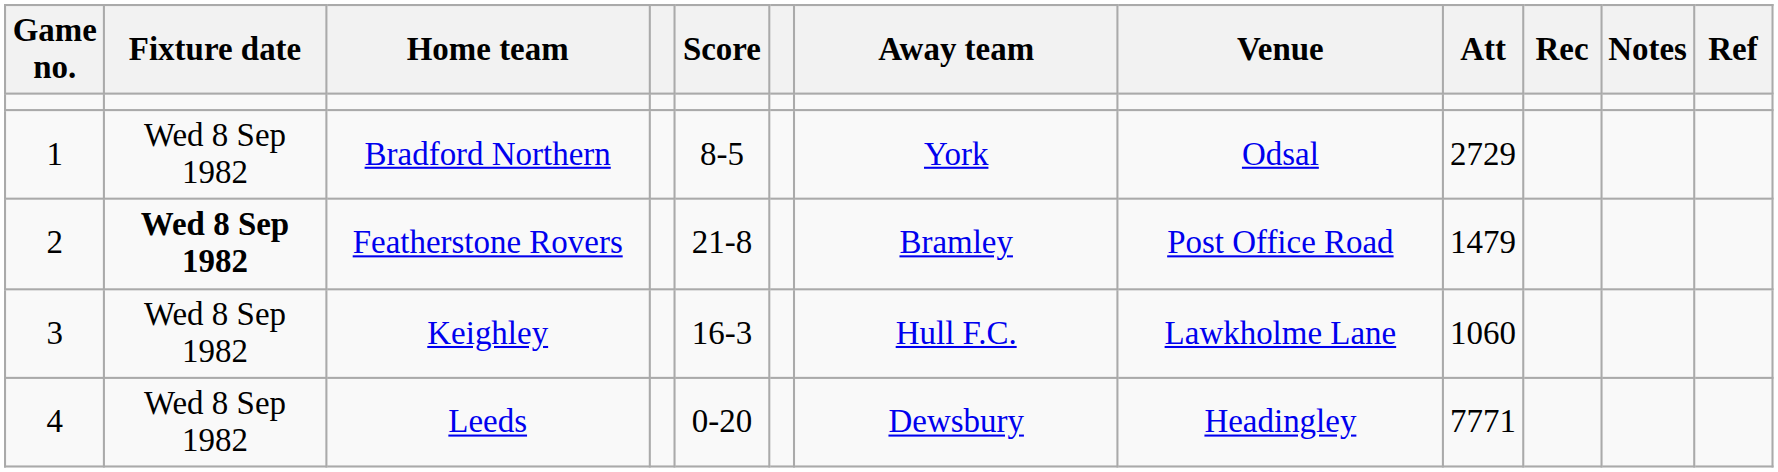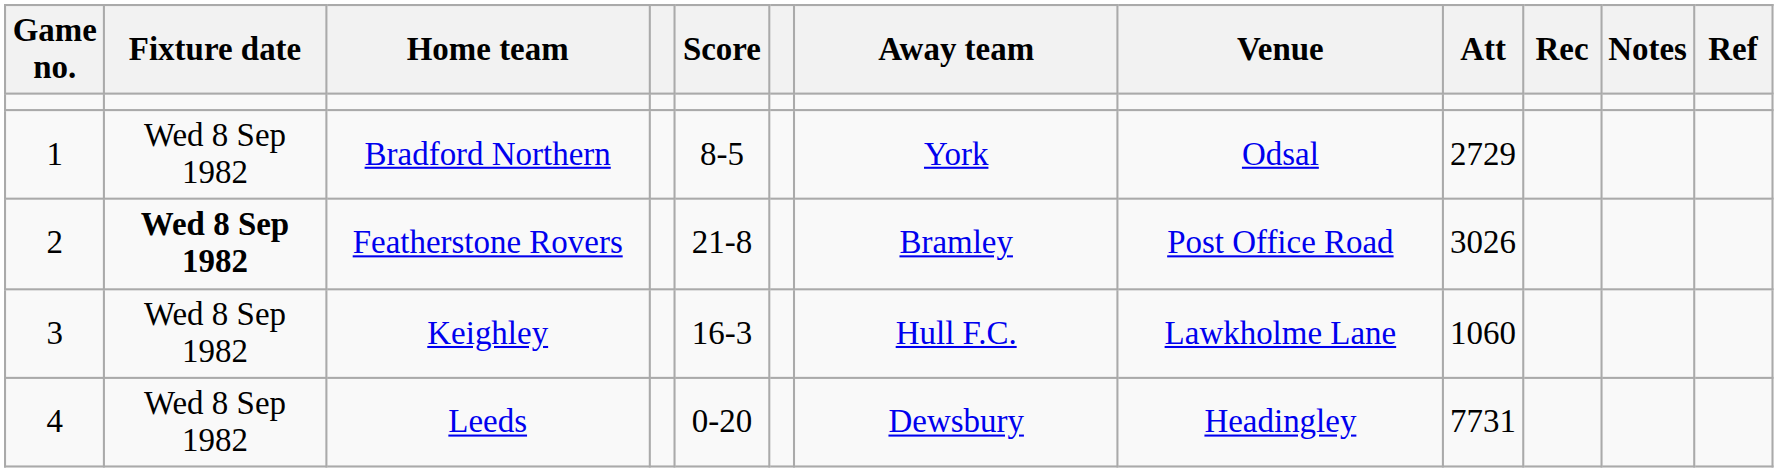(1483, 243) 1479 -> (1483, 243) 3026
(1483, 421) 7771 -> (1483, 421) 7731
